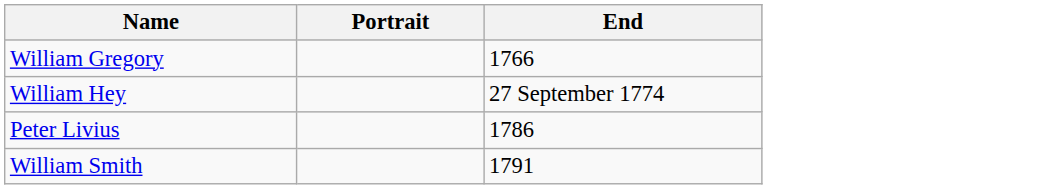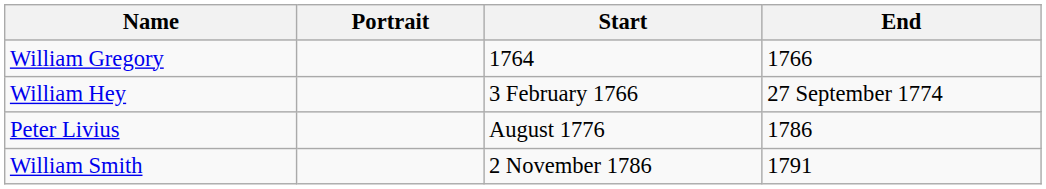+ column: (623, 22)
